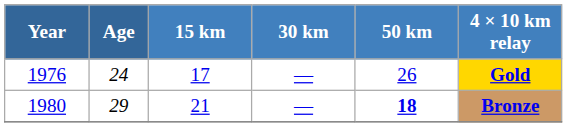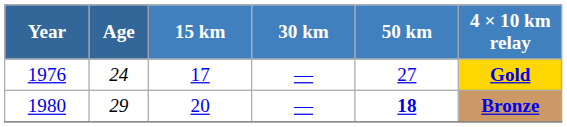(407, 74) 26 -> (407, 74) 27
(200, 106) 21 -> (200, 106) 20
